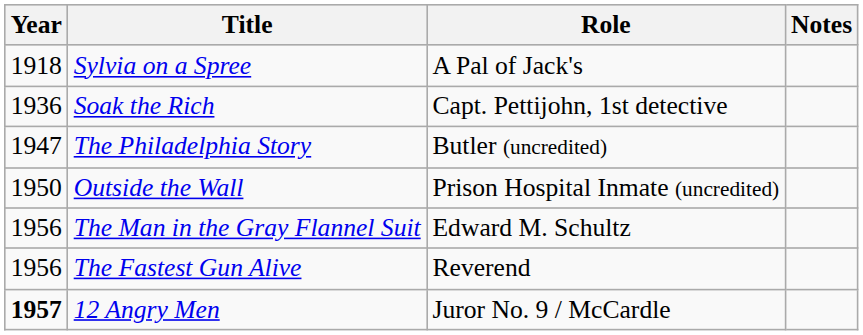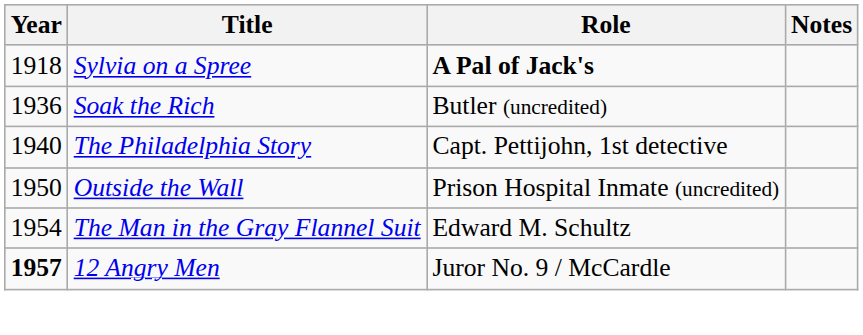(508, 65) normal -> (513, 65) bold
(580, 106) Capt. Pettijohn, 1st detective -> (520, 106) Butler (uncredited)
(36, 146) 1947 -> (36, 146) 1940
(520, 146) Butler (uncredited) -> (580, 146) Capt. Pettijohn, 1st detective
(36, 227) 1956 -> (36, 227) 1954
- row: (188, 268)
